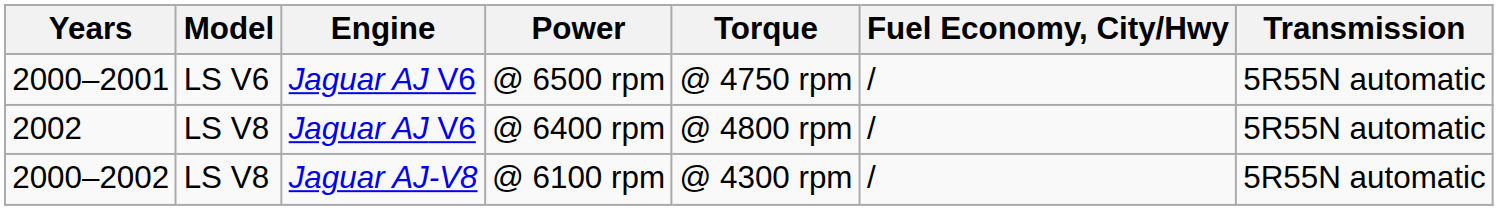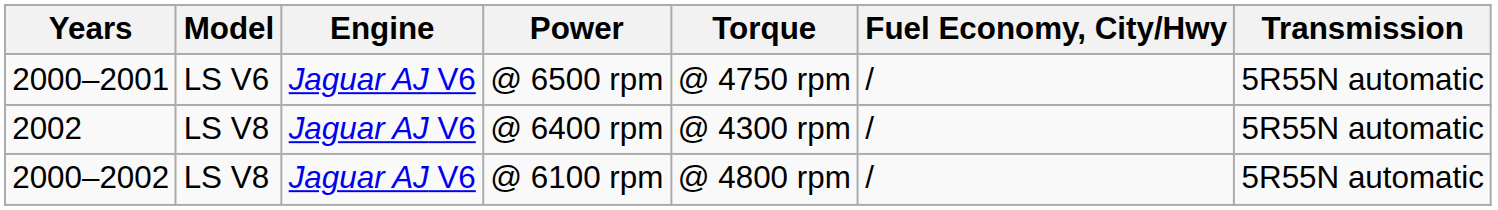(766, 128) @ 4800 rpm -> (764, 128) @ 4300 rpm
(383, 178) Jaguar AJ-V8 -> (382, 178) Jaguar AJ V6
(766, 178) @ 4300 rpm -> (764, 178) @ 4800 rpm
